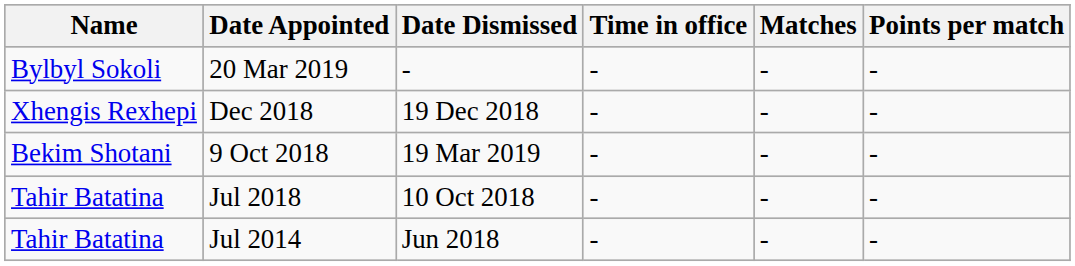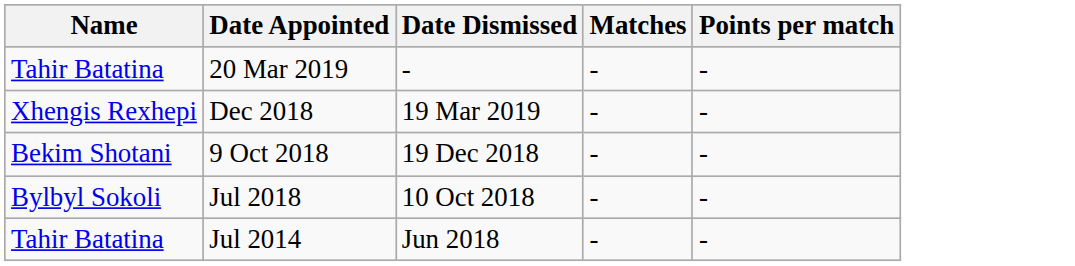- column: (668, 25)
(86, 68) Bylbyl Sokoli -> (87, 68) Tahir Batatina
(470, 111) 19 Dec 2018 -> (471, 111) 19 Mar 2019
(471, 153) 19 Mar 2019 -> (470, 153) 19 Dec 2018
(87, 196) Tahir Batatina -> (86, 196) Bylbyl Sokoli
